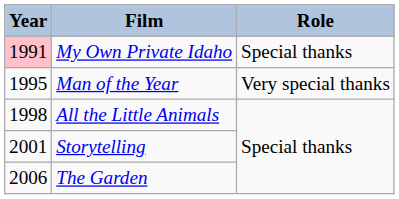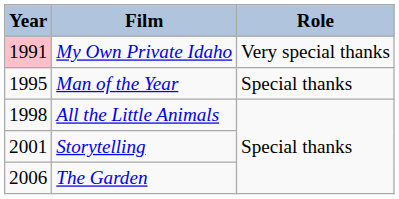(297, 52) Special thanks -> (315, 52) Very special thanks
(315, 83) Very special thanks -> (297, 83) Special thanks
